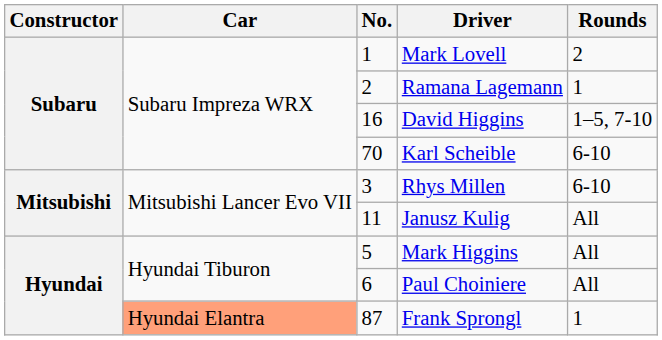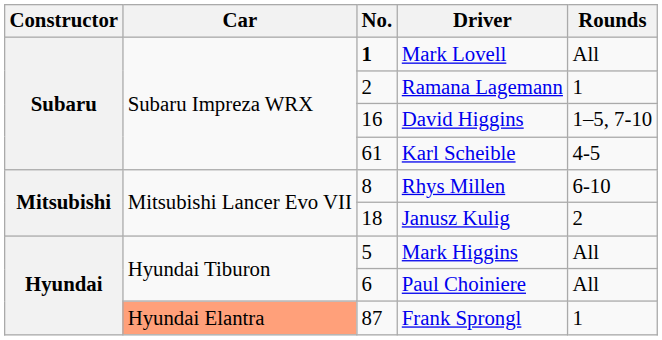(367, 53) normal -> (367, 53) bold
(578, 53) 2 -> (586, 53) All
(372, 152) 70 -> (372, 152) 61
(592, 152) 6-10 -> (586, 152) 4-5
(367, 185) 3 -> (367, 185) 8
(372, 218) 11 -> (372, 218) 18
(586, 218) All -> (578, 218) 2
